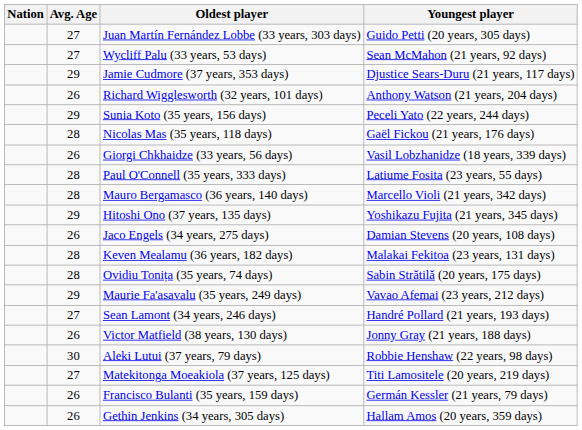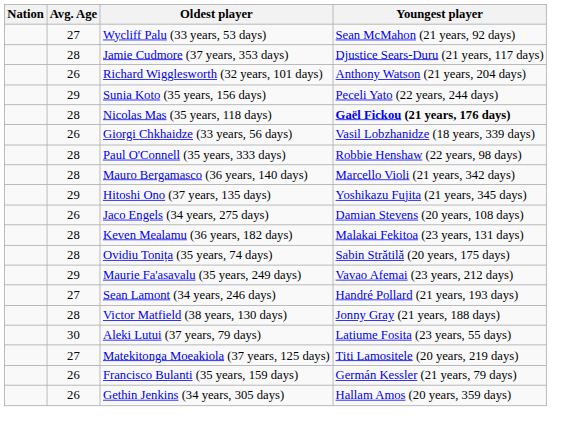- row: (232, 34)
(73, 74) 29 -> (73, 54) 28
(450, 134) normal -> (423, 114) bold
(454, 174) Latiume Fosita (23 years, 55 days) -> (429, 154) Robbie Henshaw (22 years, 98 days)
(73, 335) 26 -> (73, 315) 28
(460, 355) Robbie Henshaw (22 years, 98 days) -> (423, 335) Latiume Fosita (23 years, 55 days)
